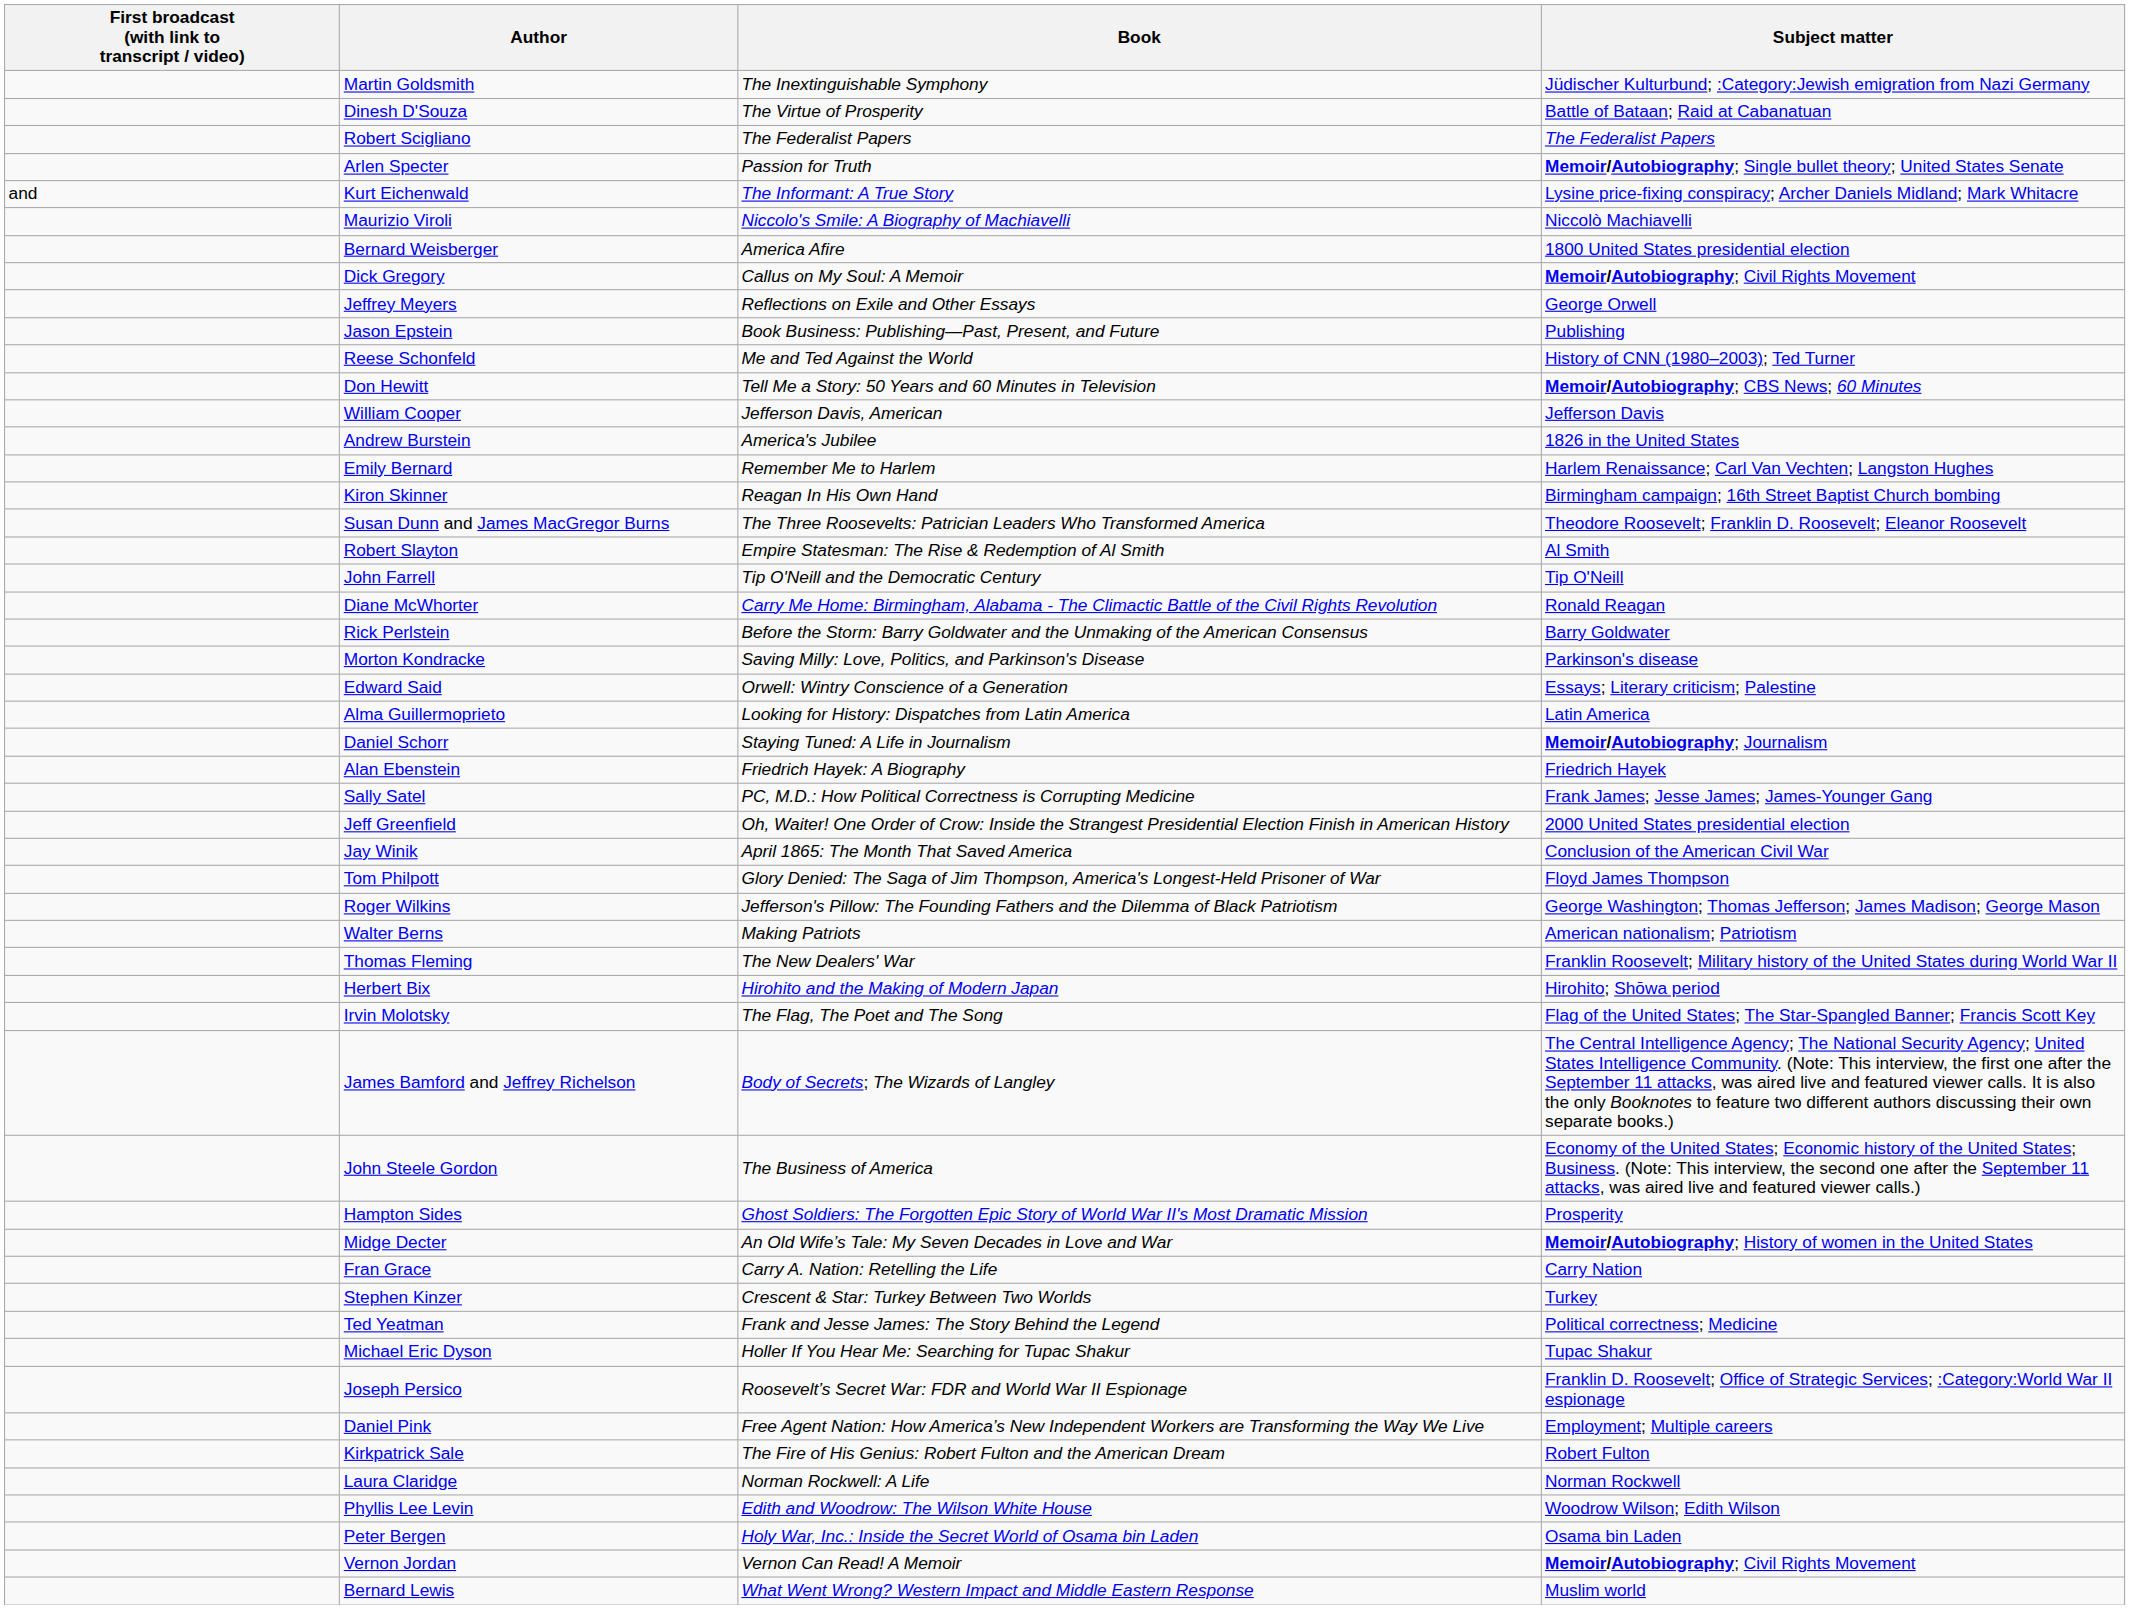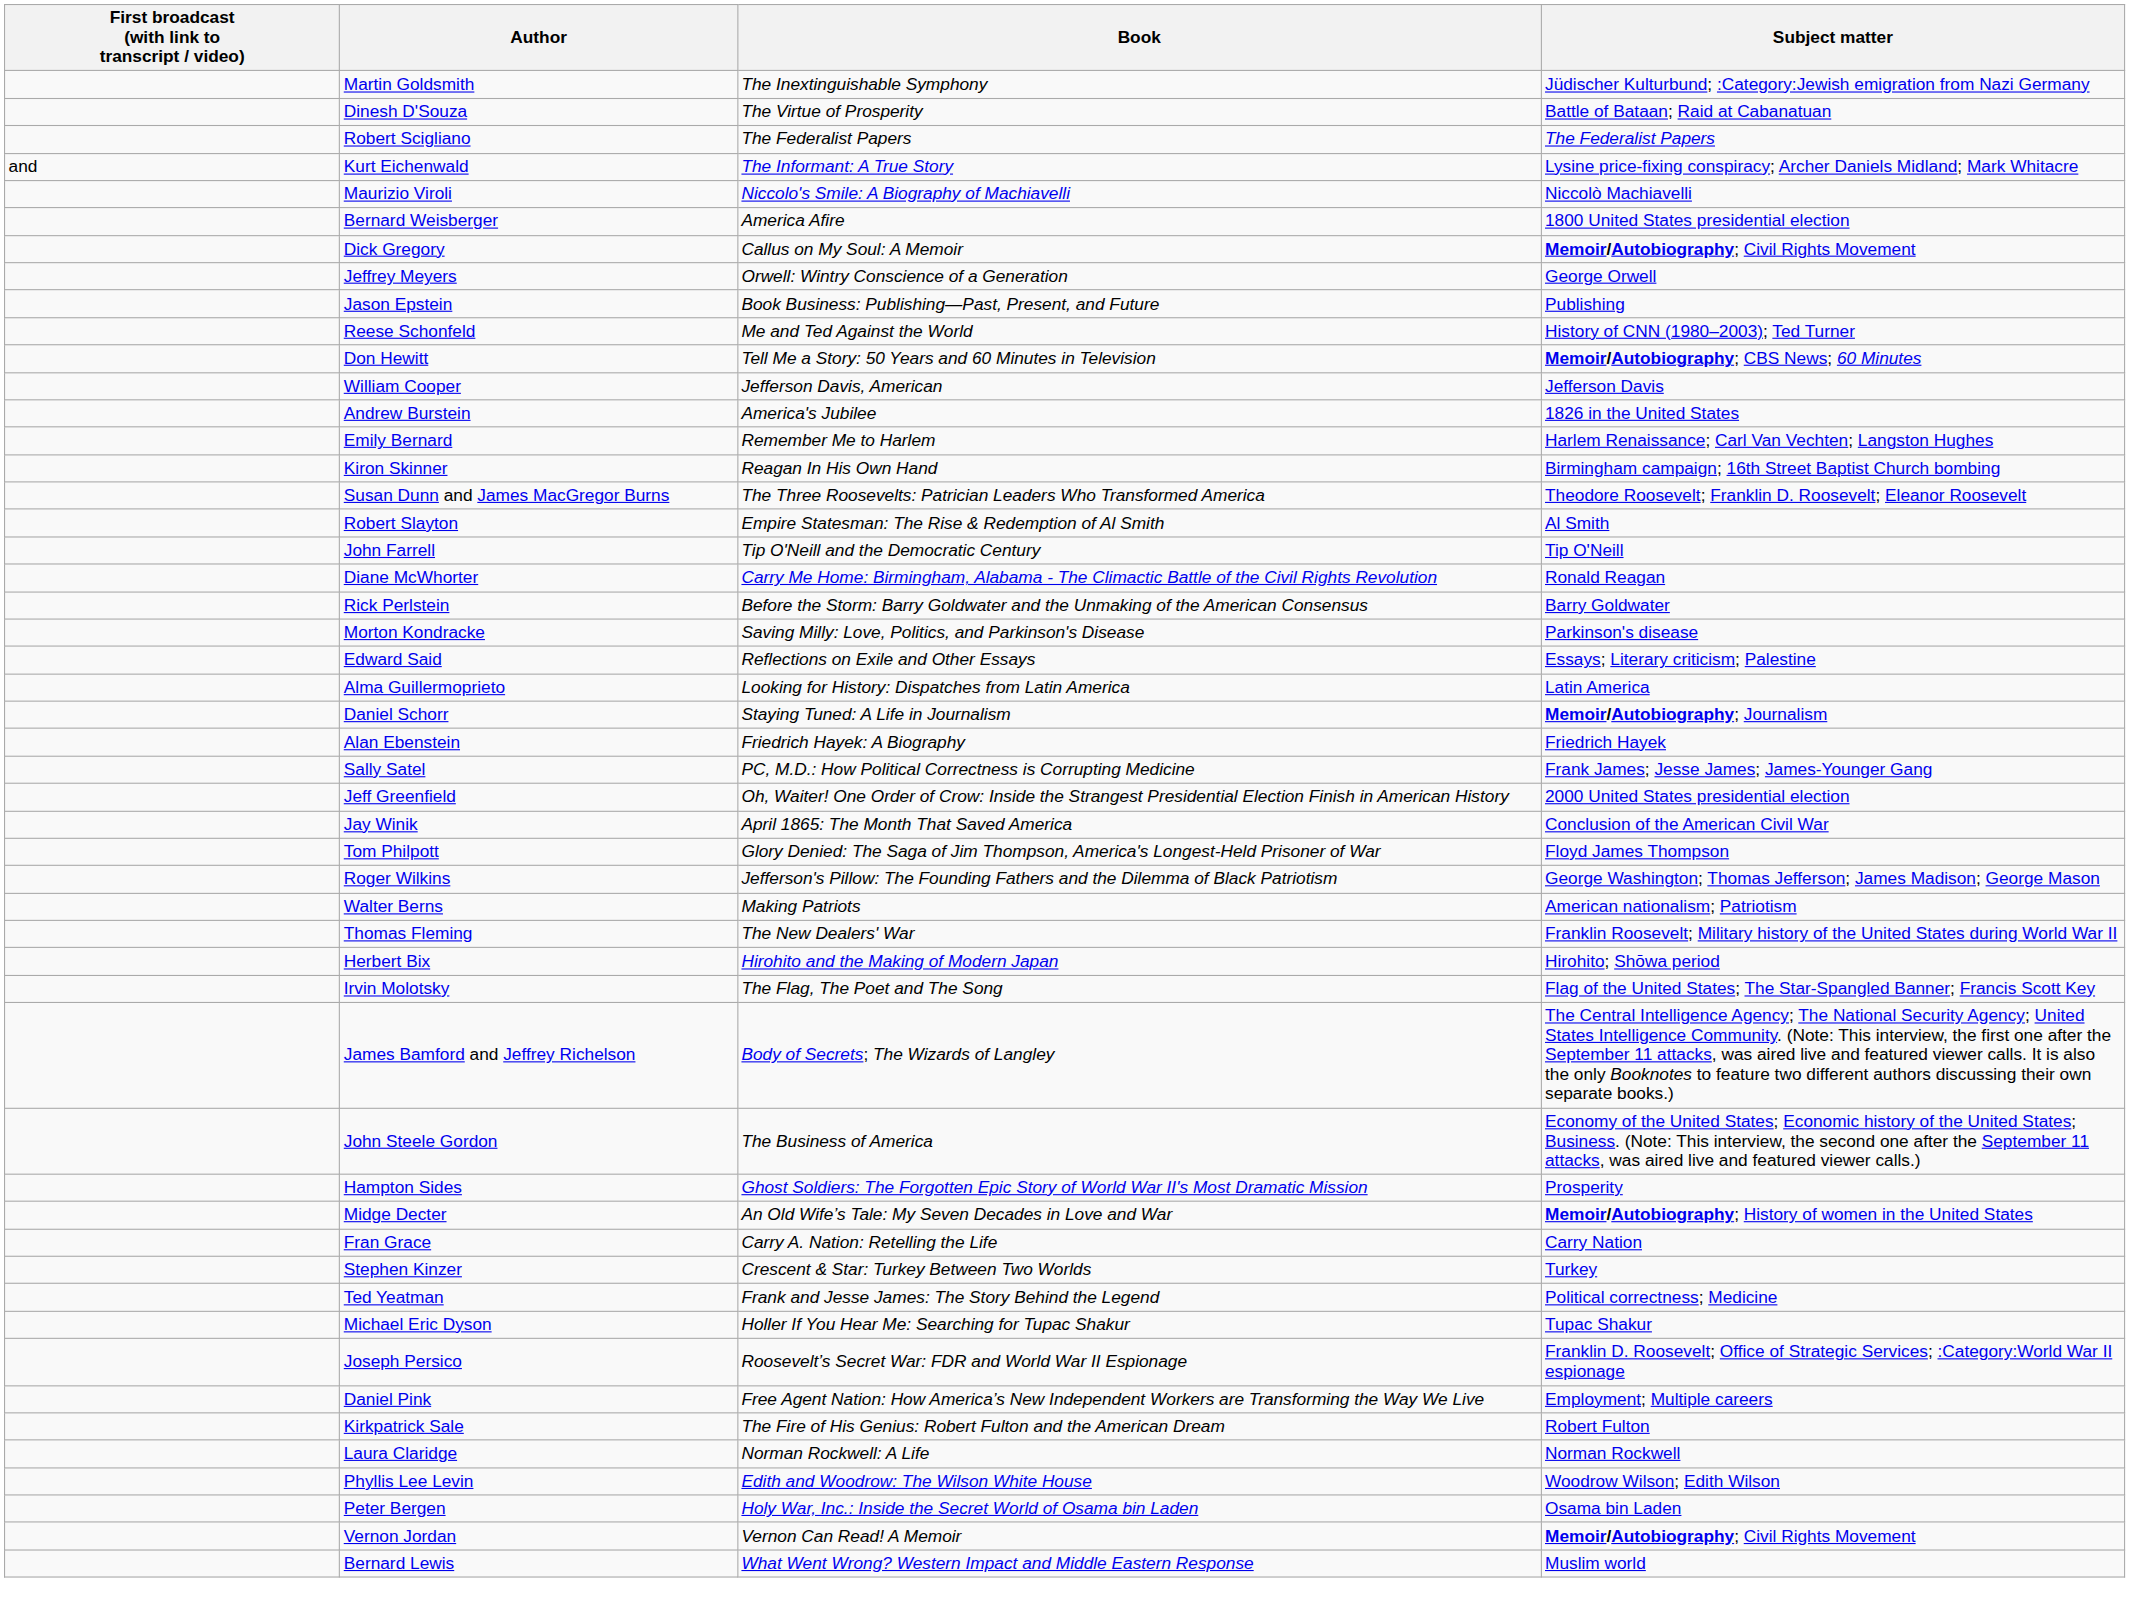- row: (396, 166)
(888, 303) Reflections on Exile and Other Essays -> (905, 276) Orwell: Wintry Conscience of a Generation
(905, 687) Orwell: Wintry Conscience of a Generation -> (888, 659) Reflections on Exile and Other Essays
